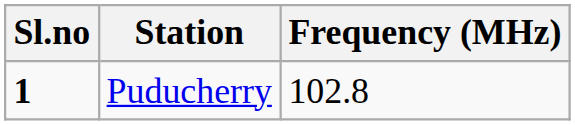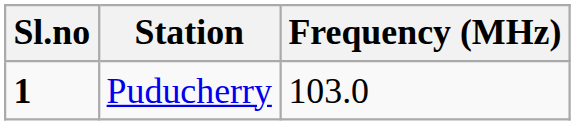(329, 89) 102.8 -> (329, 89) 103.0
